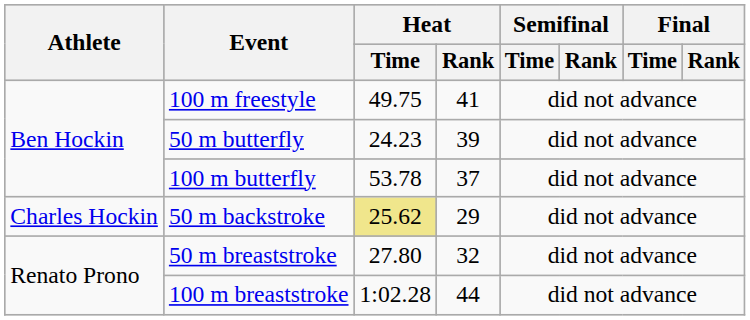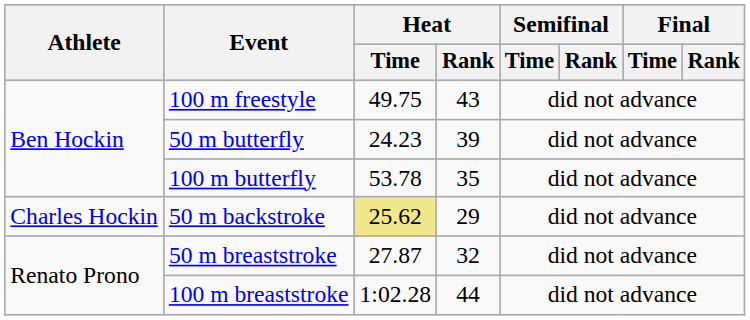(468, 100) 41 -> (468, 100) 43
(468, 178) 37 -> (468, 178) 35
(395, 255) 27.80 -> (395, 255) 27.87
